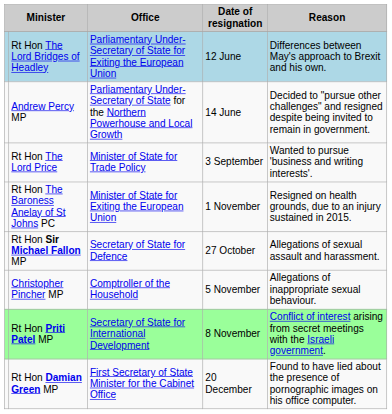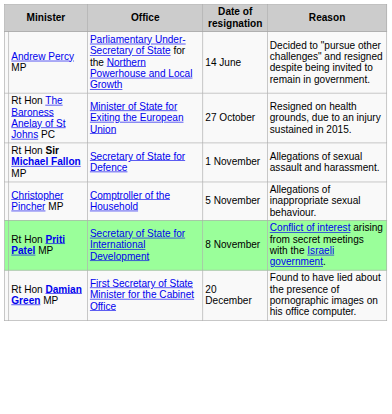- row: (45, 56)
- row: (37, 162)
(233, 206) 1 November -> (230, 118) 27 October
(230, 251) 27 October -> (233, 162) 1 November
